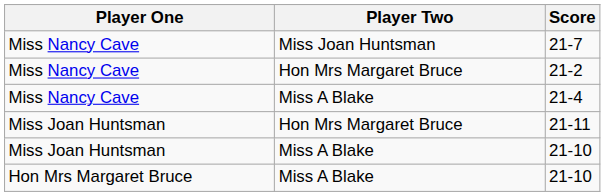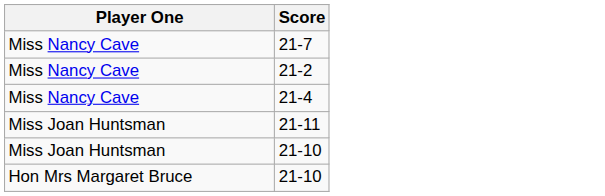- column: (410, 17)
